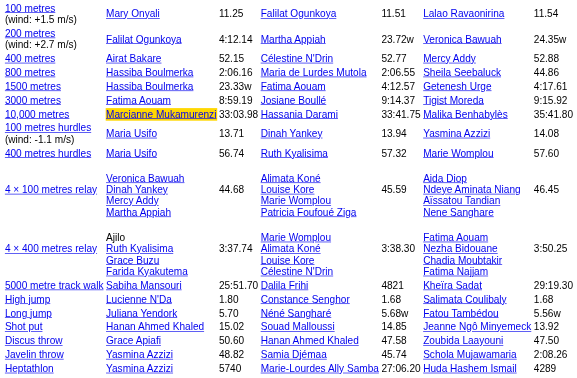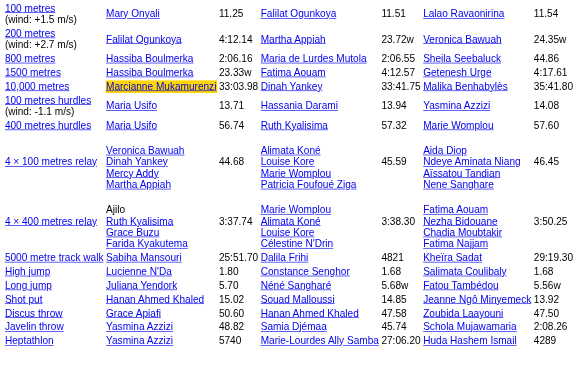- row: (30, 59)
- row: (33, 100)
(299, 114) Hassania Darami -> (292, 86) Dinah Yankey
(292, 134) Dinah Yankey -> (299, 106) Hassania Darami
